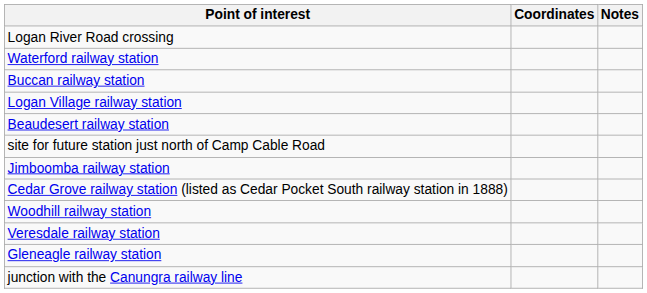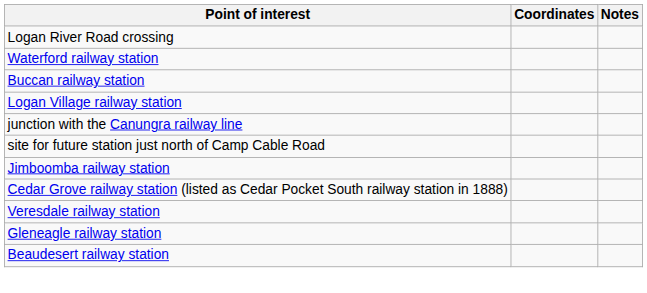rows swapped: (125, 277) <-> (88, 124)
- row: (79, 211)
